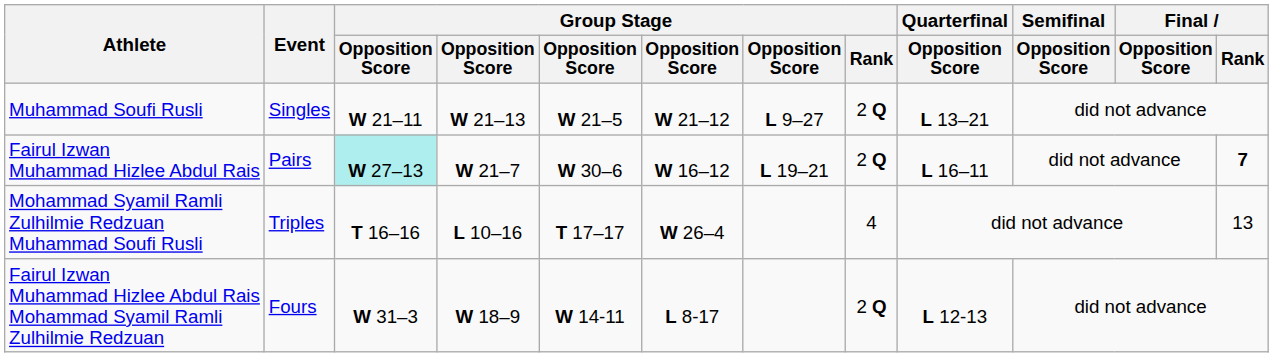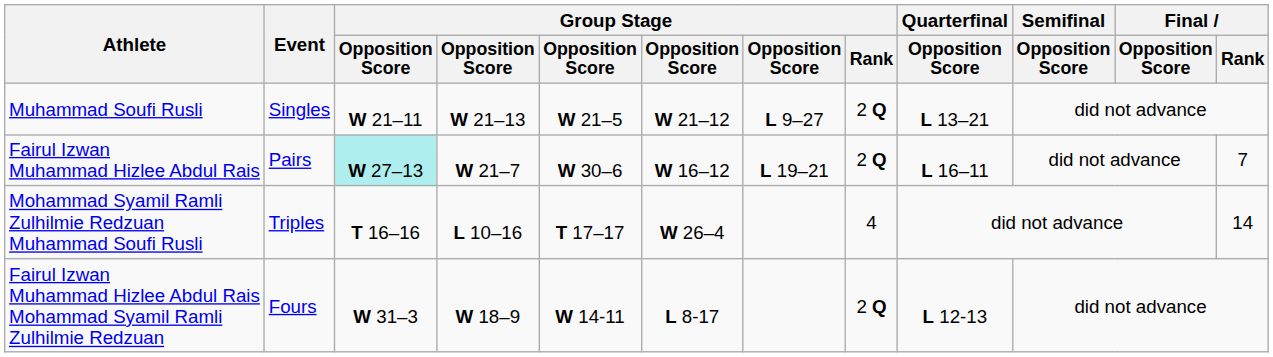(1243, 160) bold -> (1243, 160) normal
(1243, 222) 13 -> (1243, 222) 14
